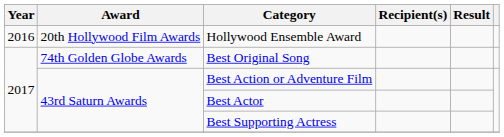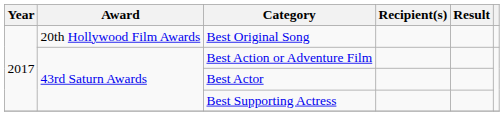- row: (284, 36)
(114, 57) 74th Golden Globe Awards -> (120, 36) 20th Hollywood Film Awards
